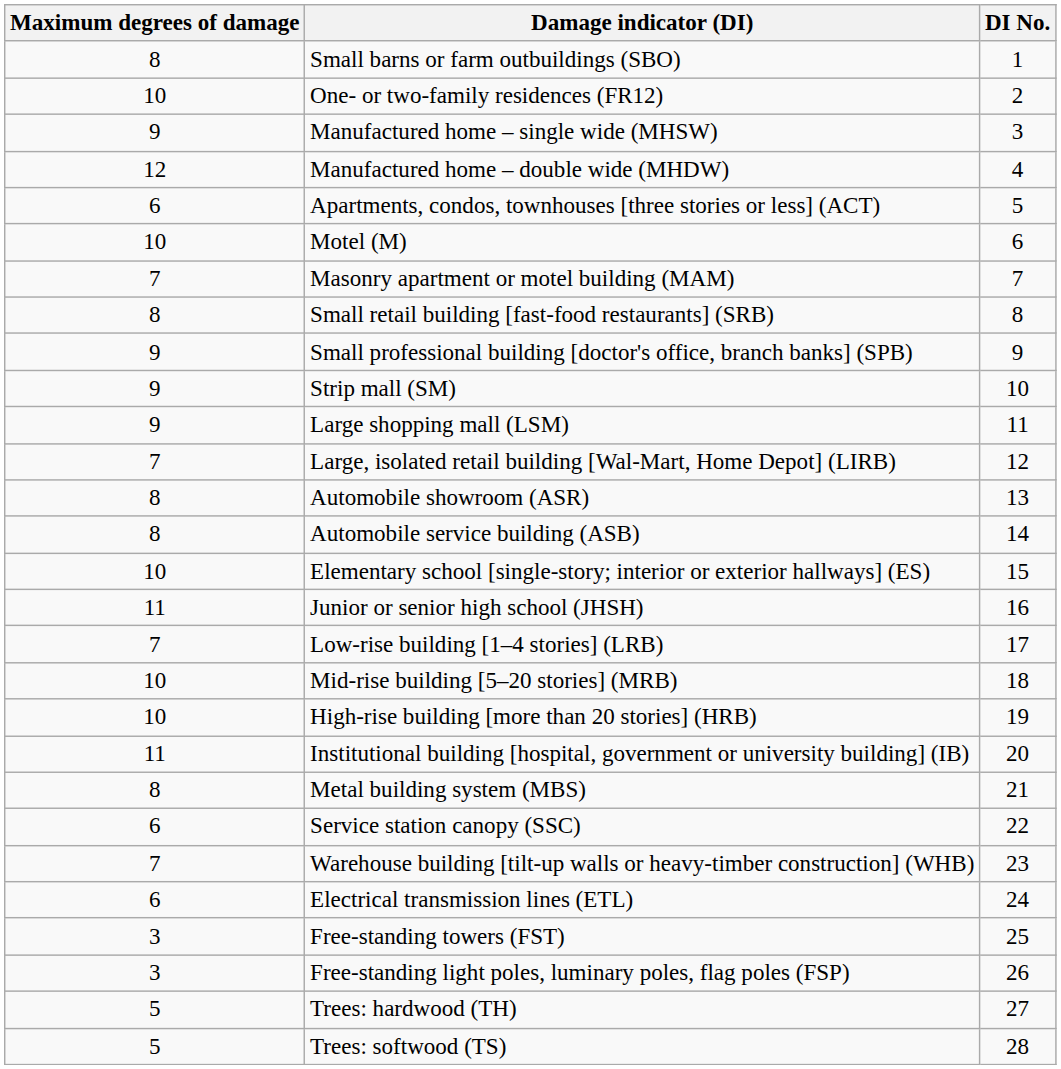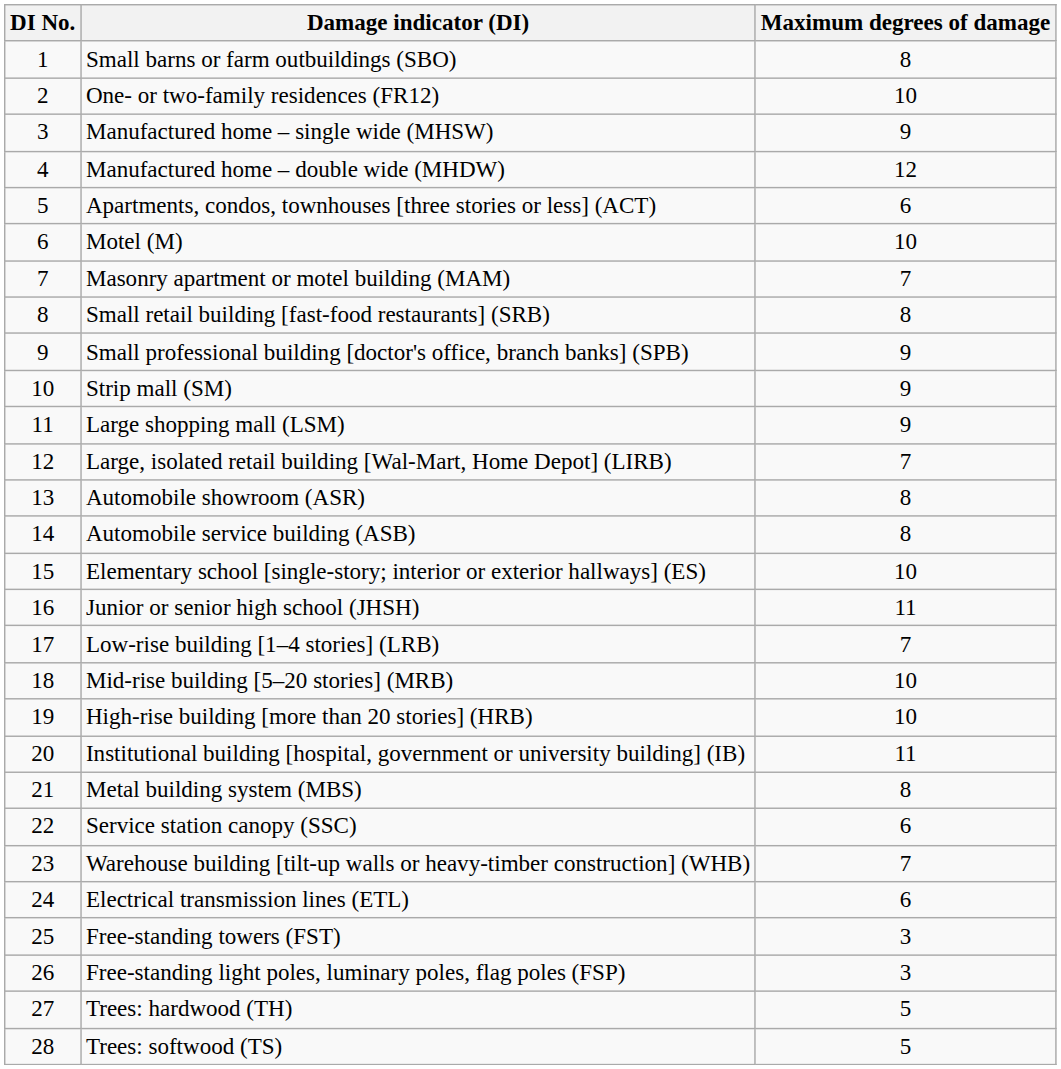columns swapped: (1018, 22) <-> (155, 22)
